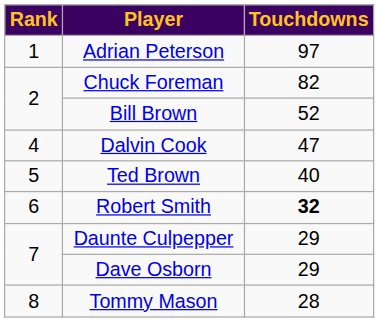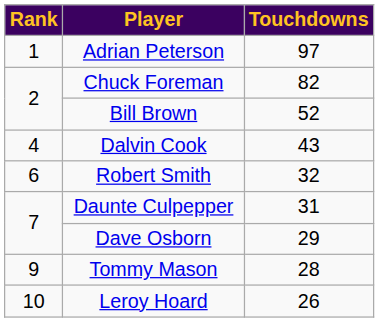(309, 144) 47 -> (309, 144) 43
- row: (154, 176)
(309, 207) bold -> (309, 176) normal
(309, 238) 29 -> (309, 207) 31
(34, 301) 8 -> (34, 269) 9
+ row: (154, 301)
